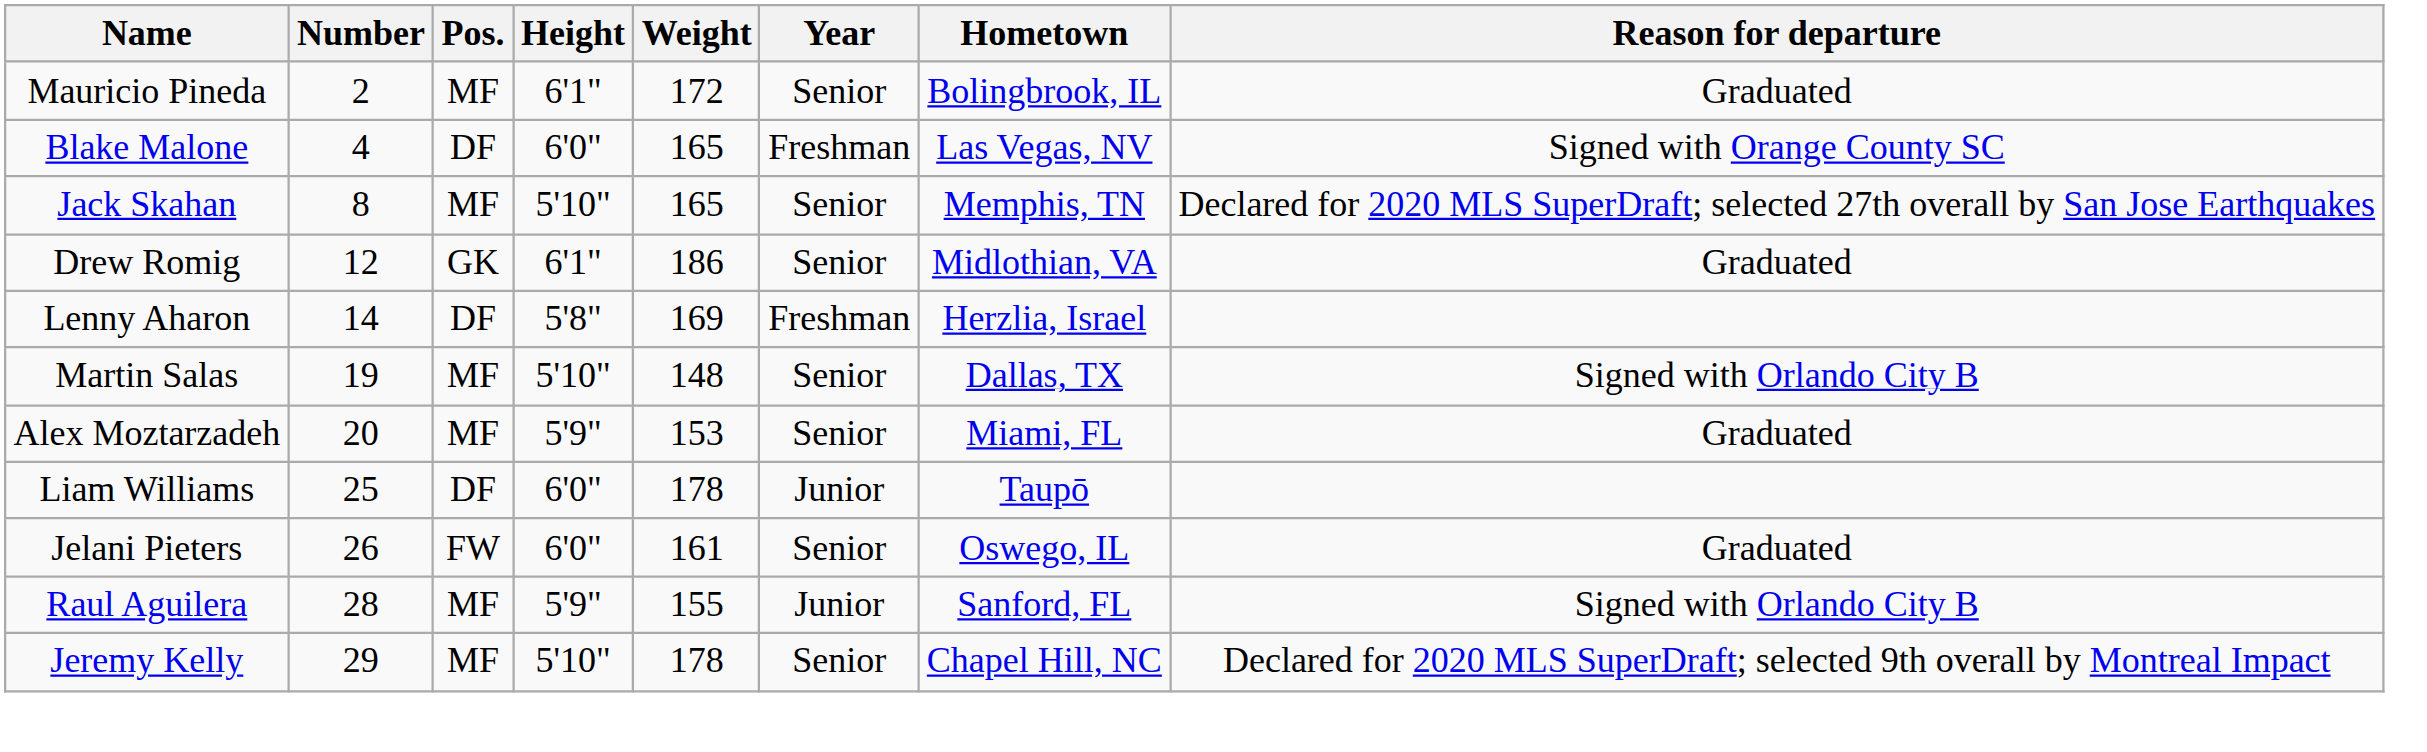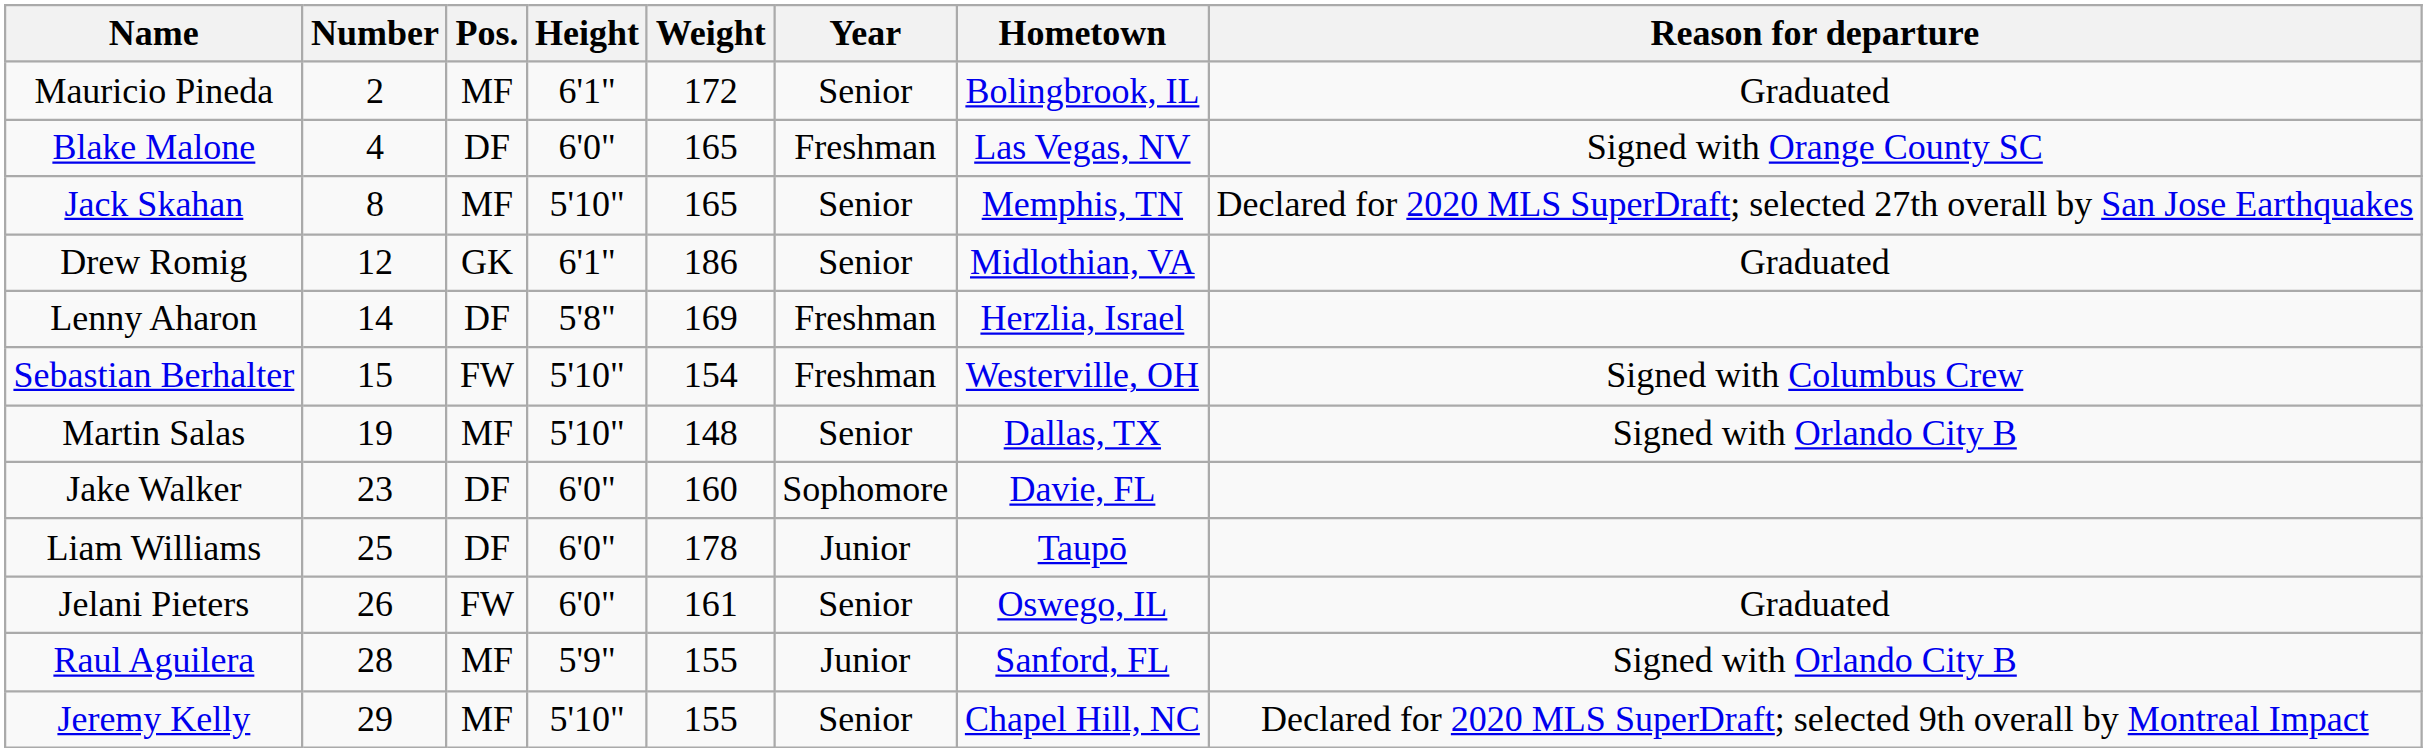+ row: (154, 375)
- row: (147, 432)
+ row: (154, 489)
(697, 661) 178 -> (711, 718) 155
